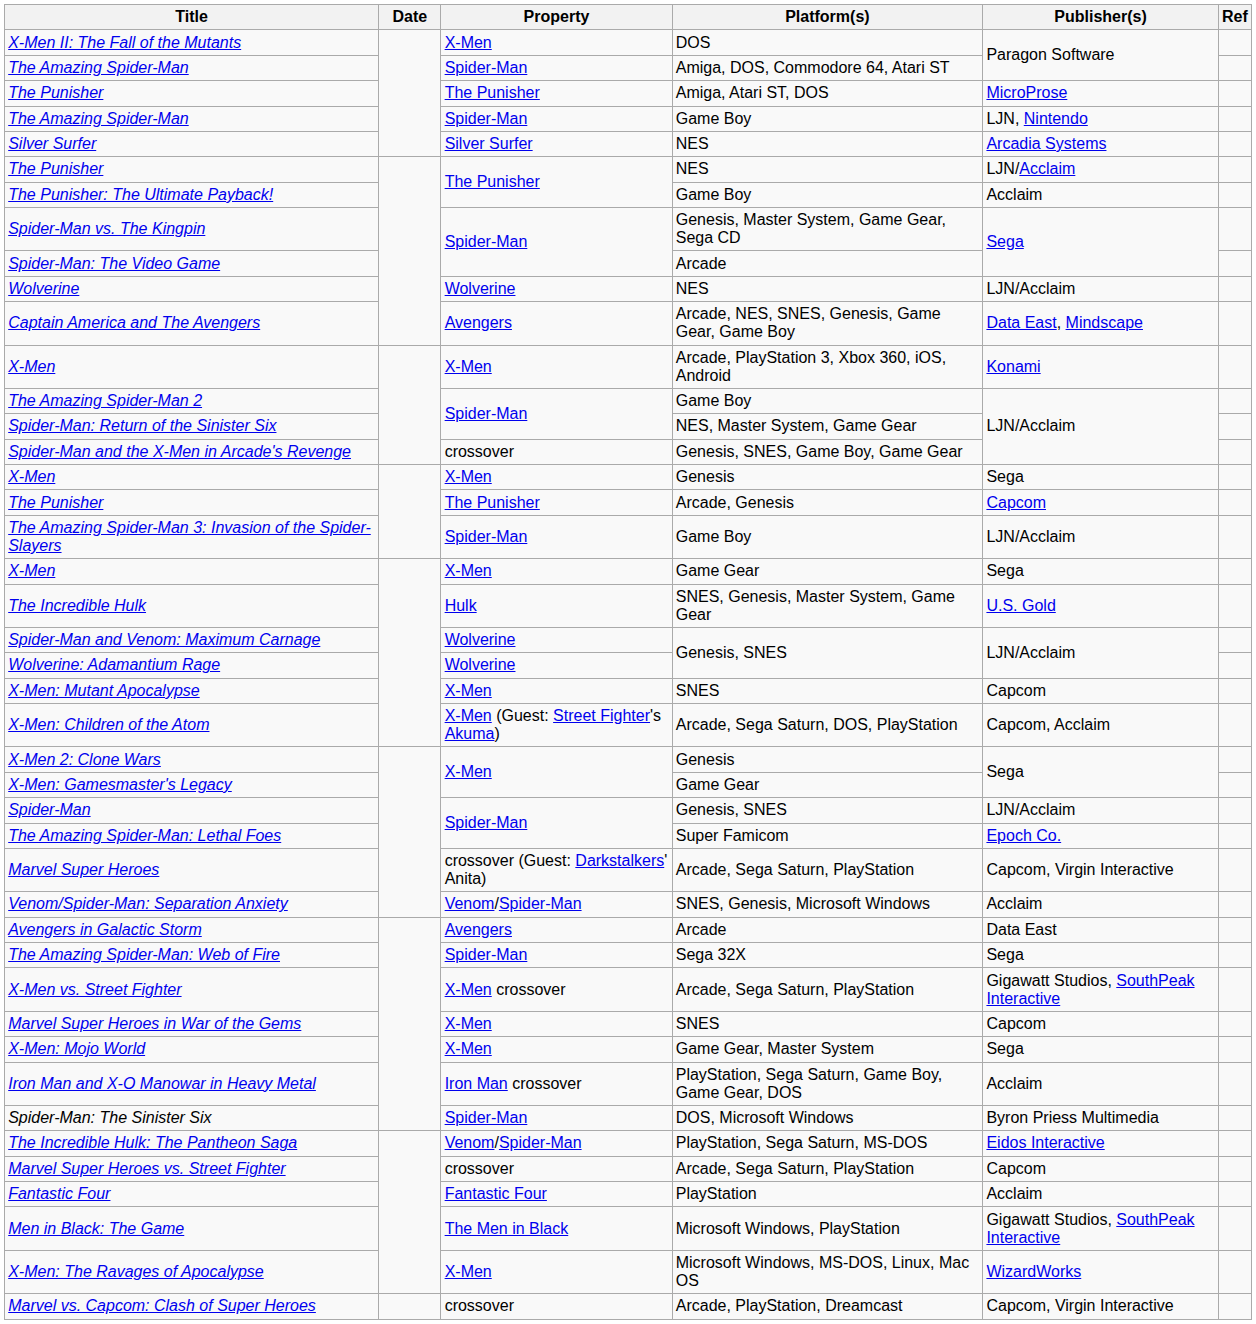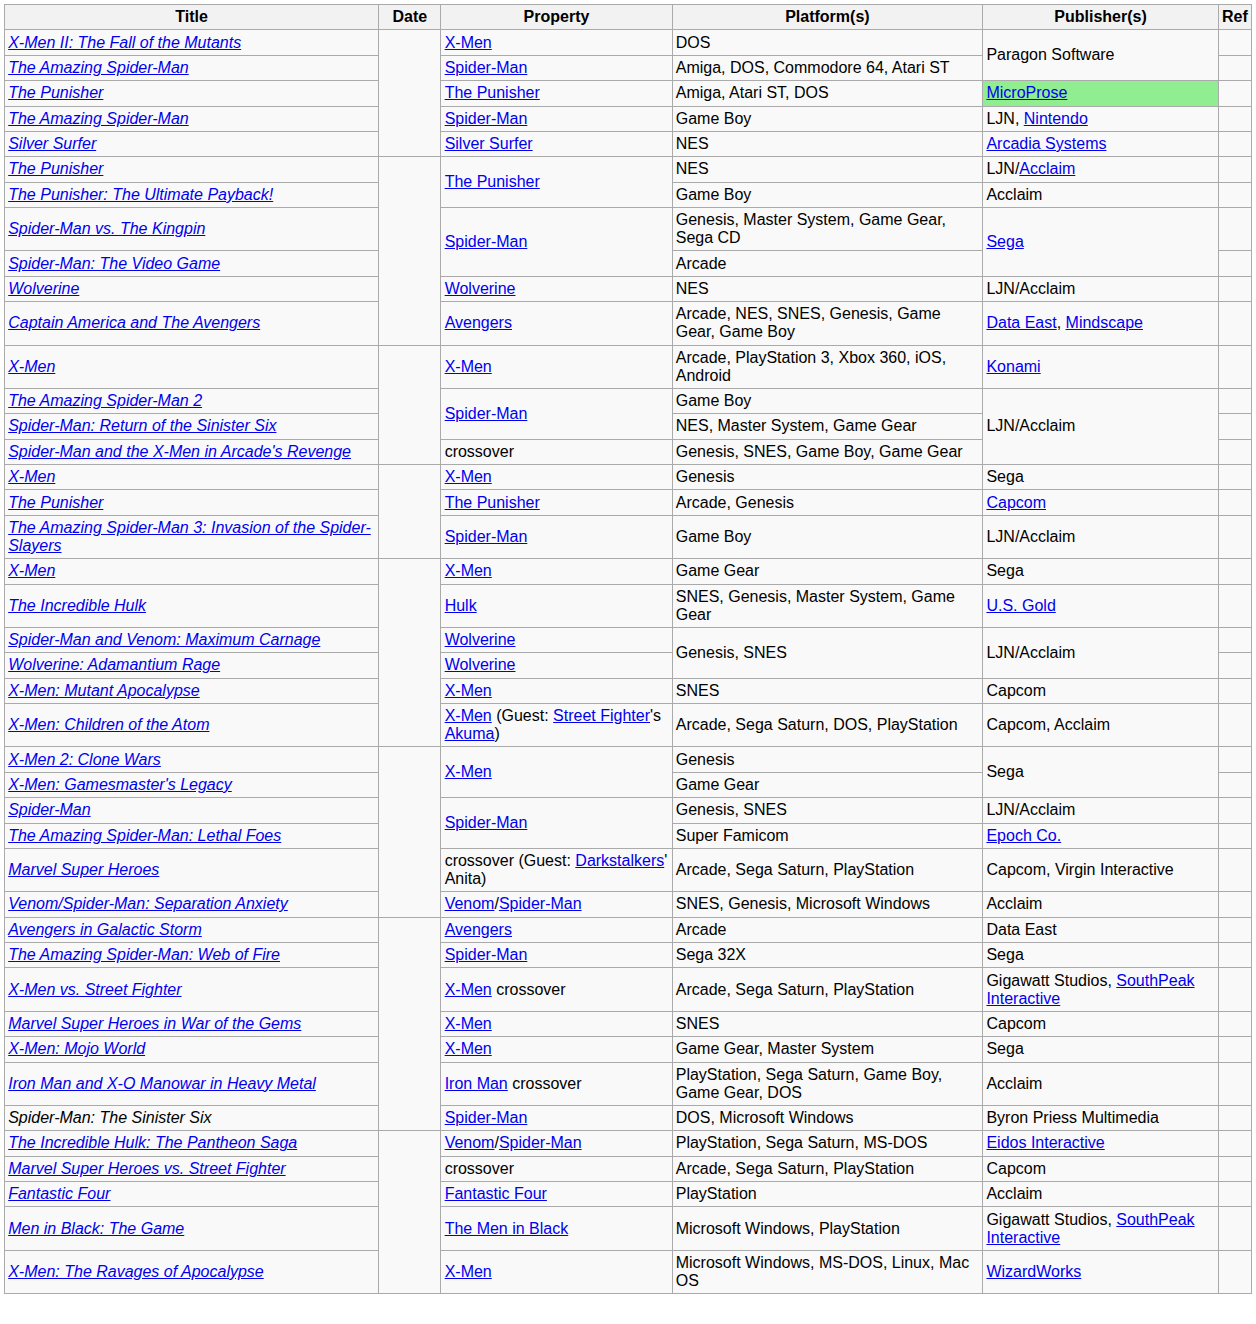(1027, 93) no background -> (1027, 93) lightgreen background
- row: (162, 1306)
